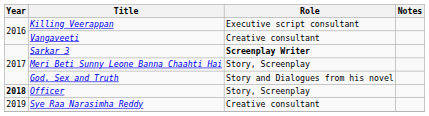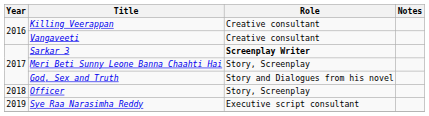(293, 24) Executive script consultant -> (273, 24) Creative consultant
(16, 91) bold -> (16, 91) normal
(273, 104) Creative consultant -> (293, 104) Executive script consultant
